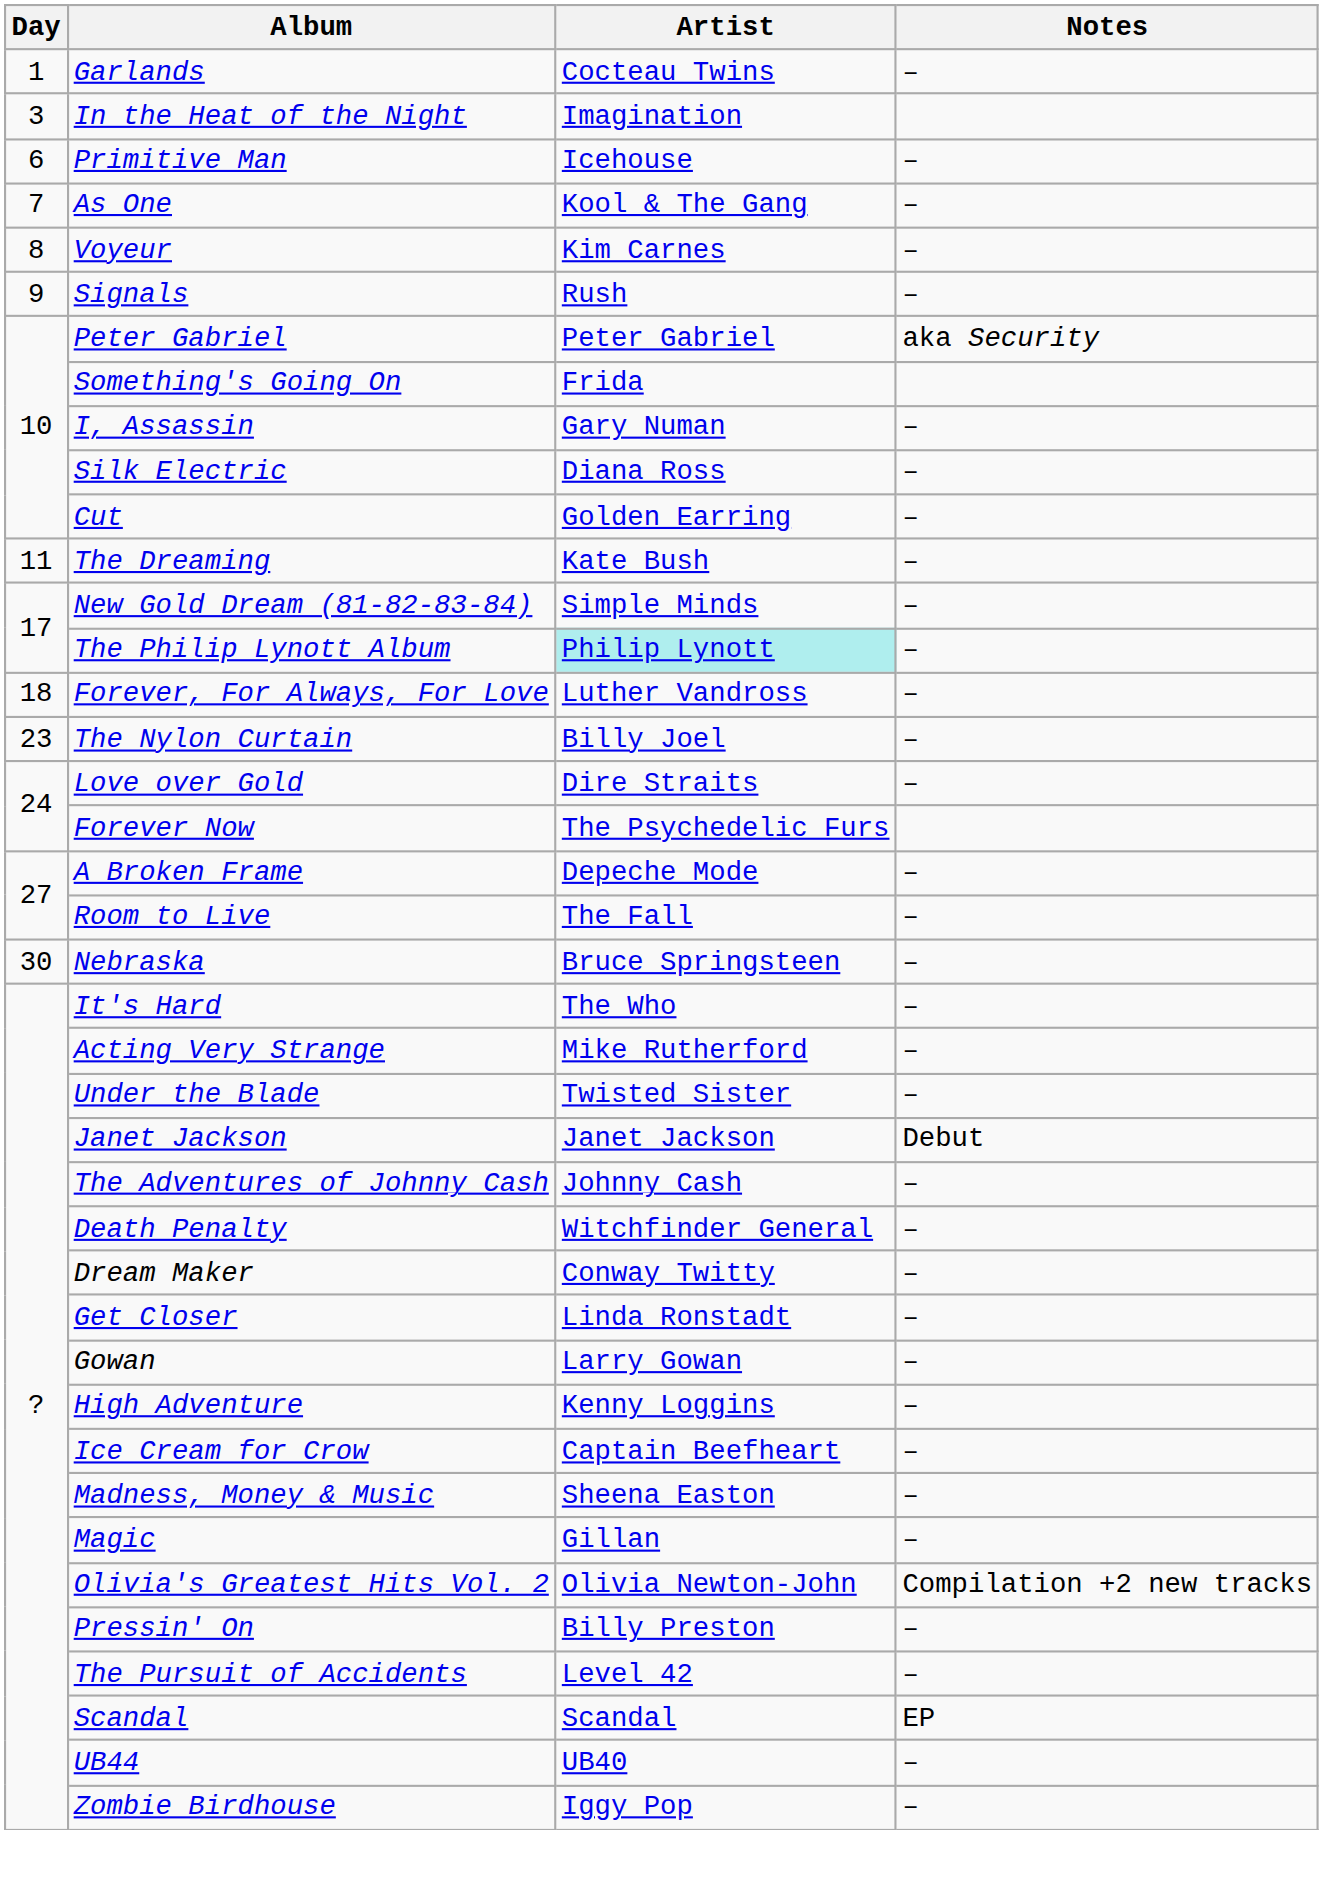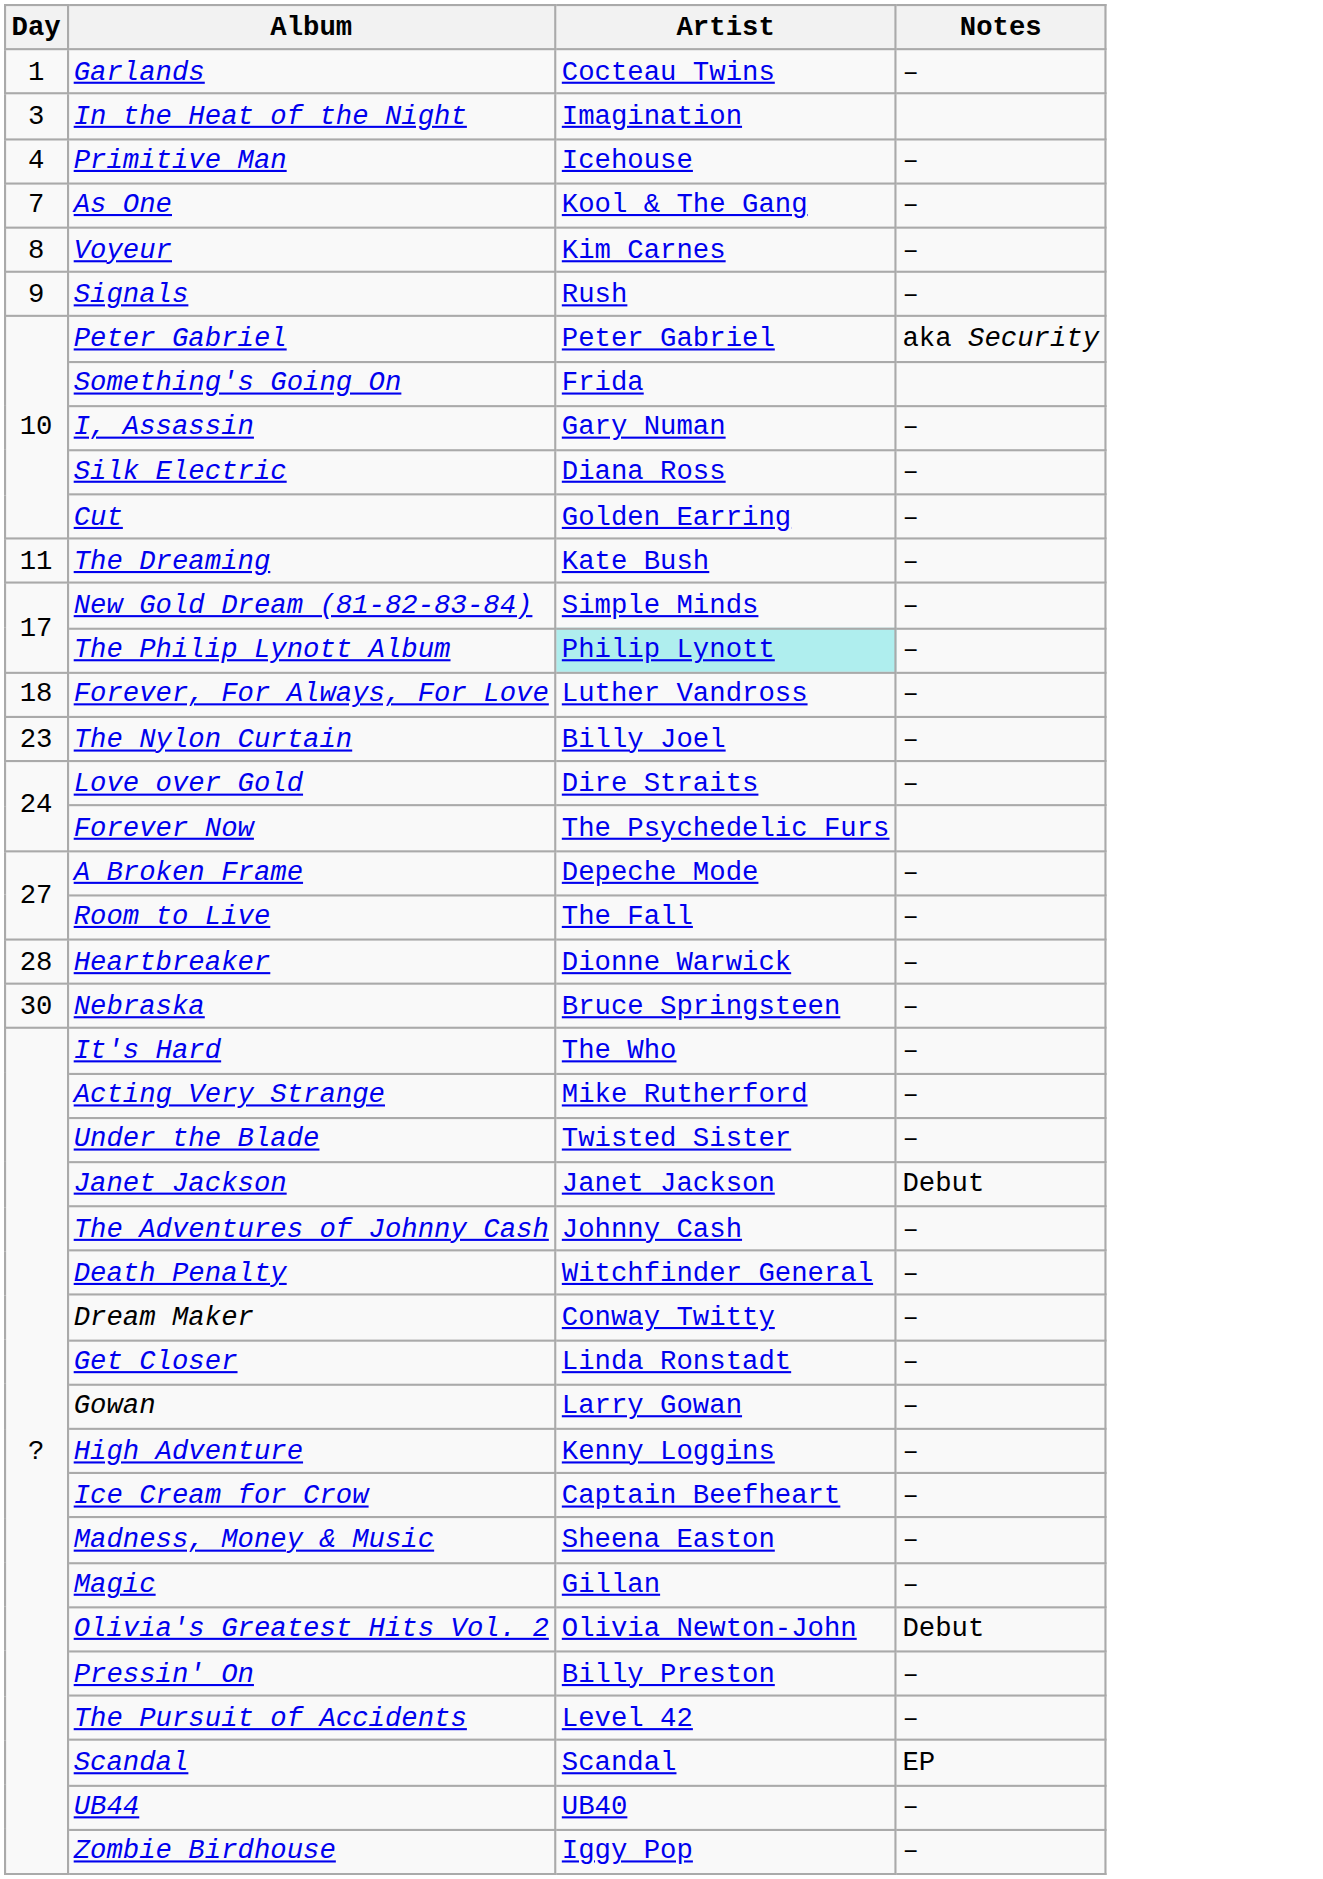(36, 161) 6 -> (36, 161) 4
+ row: (172, 962)
(1107, 1585) Compilation +2 new tracks -> (943, 1629) Debut
